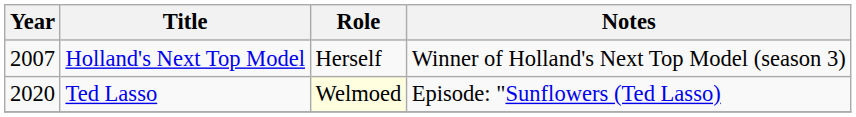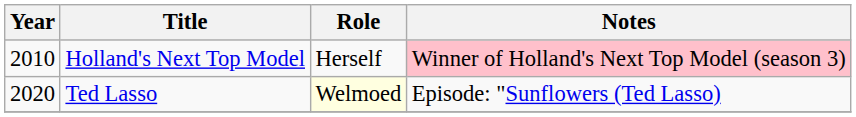(32, 58) 2007 -> (32, 58) 2010
(629, 58) no background -> (629, 58) pink background
